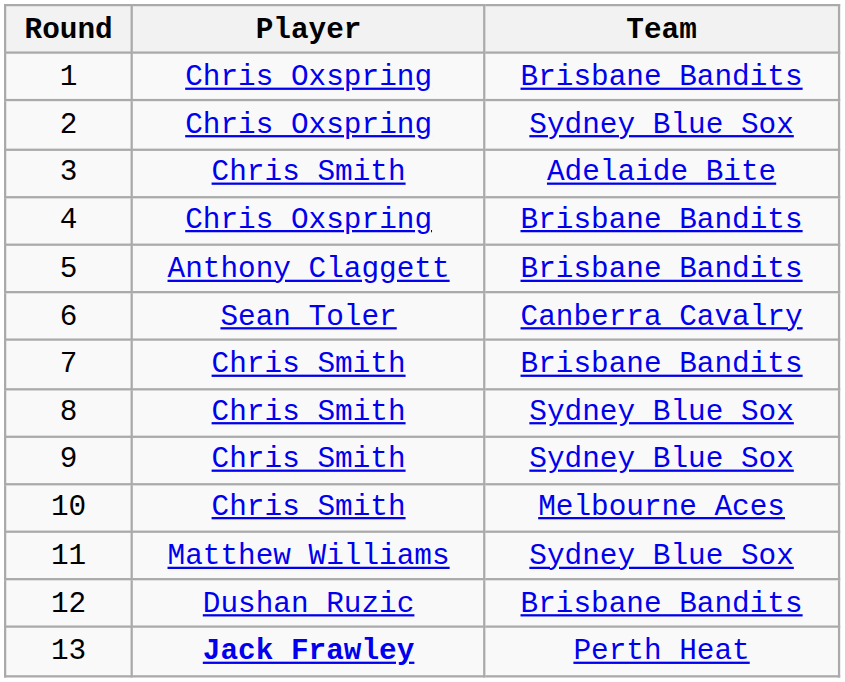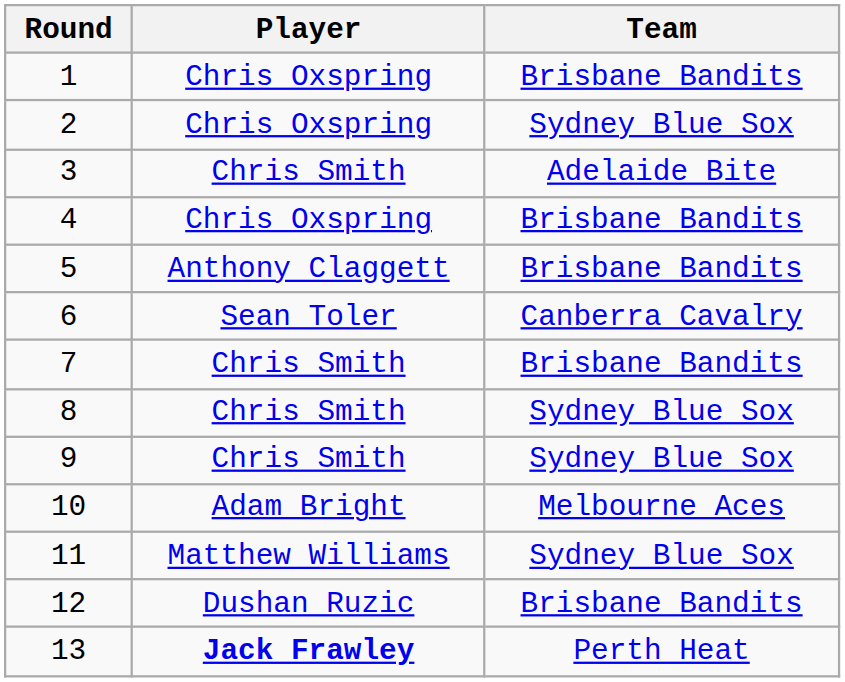(309, 508) Chris Smith -> (309, 508) Adam Bright
